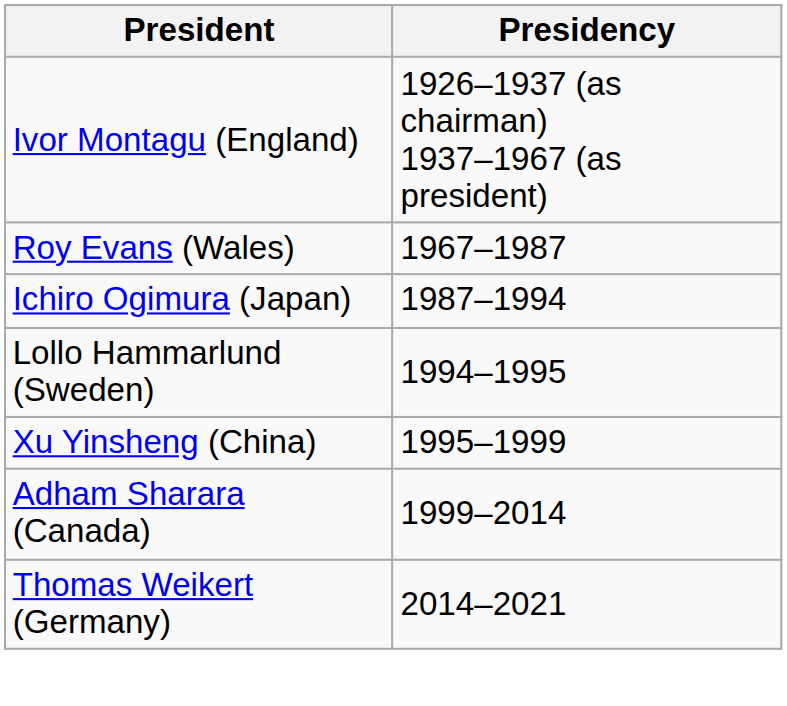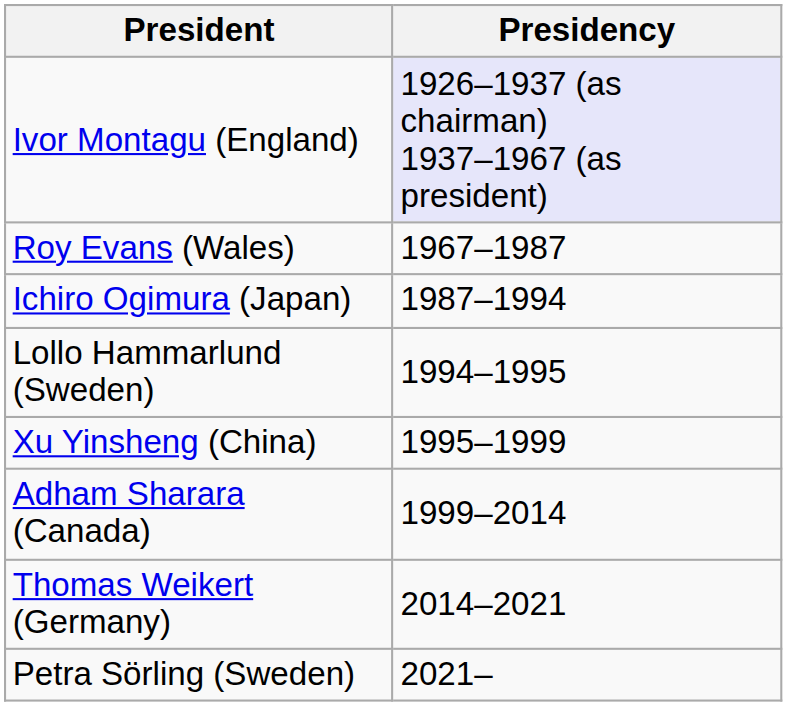(511, 139) no background -> (511, 139) lavender background
+ row: (184, 674)
